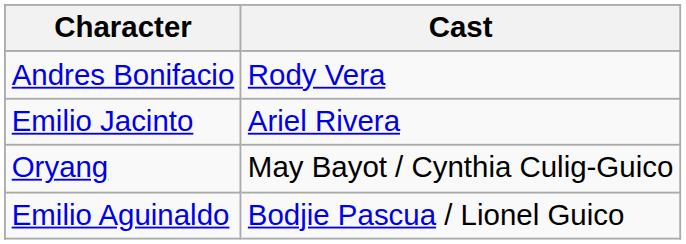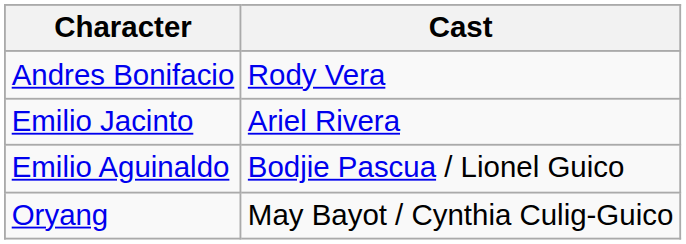rows swapped: (121, 214) <-> (60, 167)
